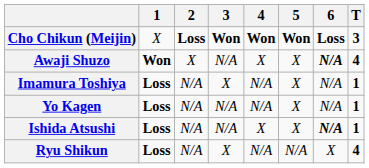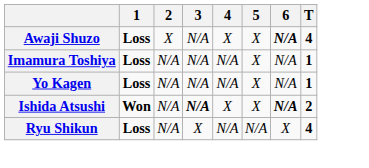- row: (72, 38)
(157, 60) Won -> (137, 38) Loss
(226, 83) X -> (198, 60) N/A
(157, 128) Loss -> (137, 106) Won
(226, 128) normal -> (198, 106) bold
(356, 128) 1 -> (309, 106) 2
